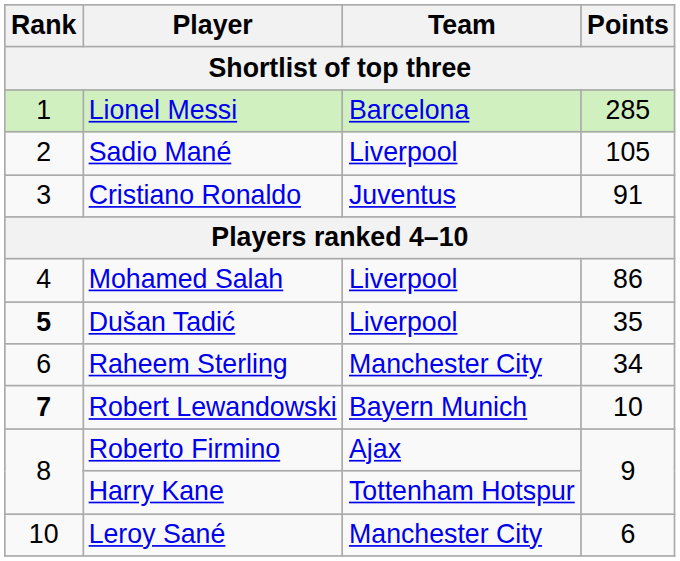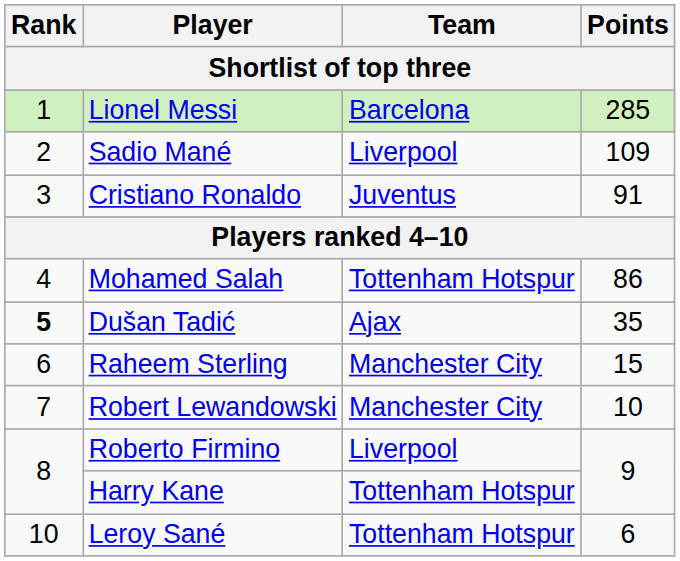(628, 152) 105 -> (628, 152) 109
(403, 279) Liverpool -> (462, 279) Tottenham Hotspur
(403, 322) Liverpool -> (375, 322) Ajax
(628, 364) 34 -> (628, 364) 15
(44, 407) bold -> (44, 407) normal
(438, 407) Bayern Munich -> (446, 407) Manchester City
(375, 449) Ajax -> (403, 449) Liverpool
(446, 534) Manchester City -> (462, 534) Tottenham Hotspur
